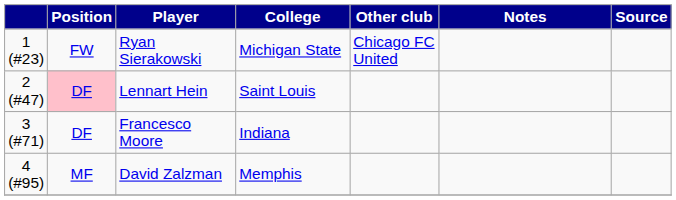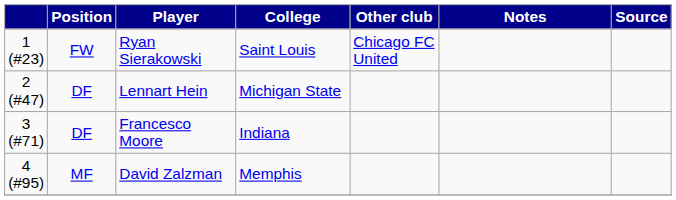(290, 50) Michigan State -> (277, 50) Saint Louis
(82, 91) pink background -> (82, 91) no background
(277, 91) Saint Louis -> (290, 91) Michigan State
